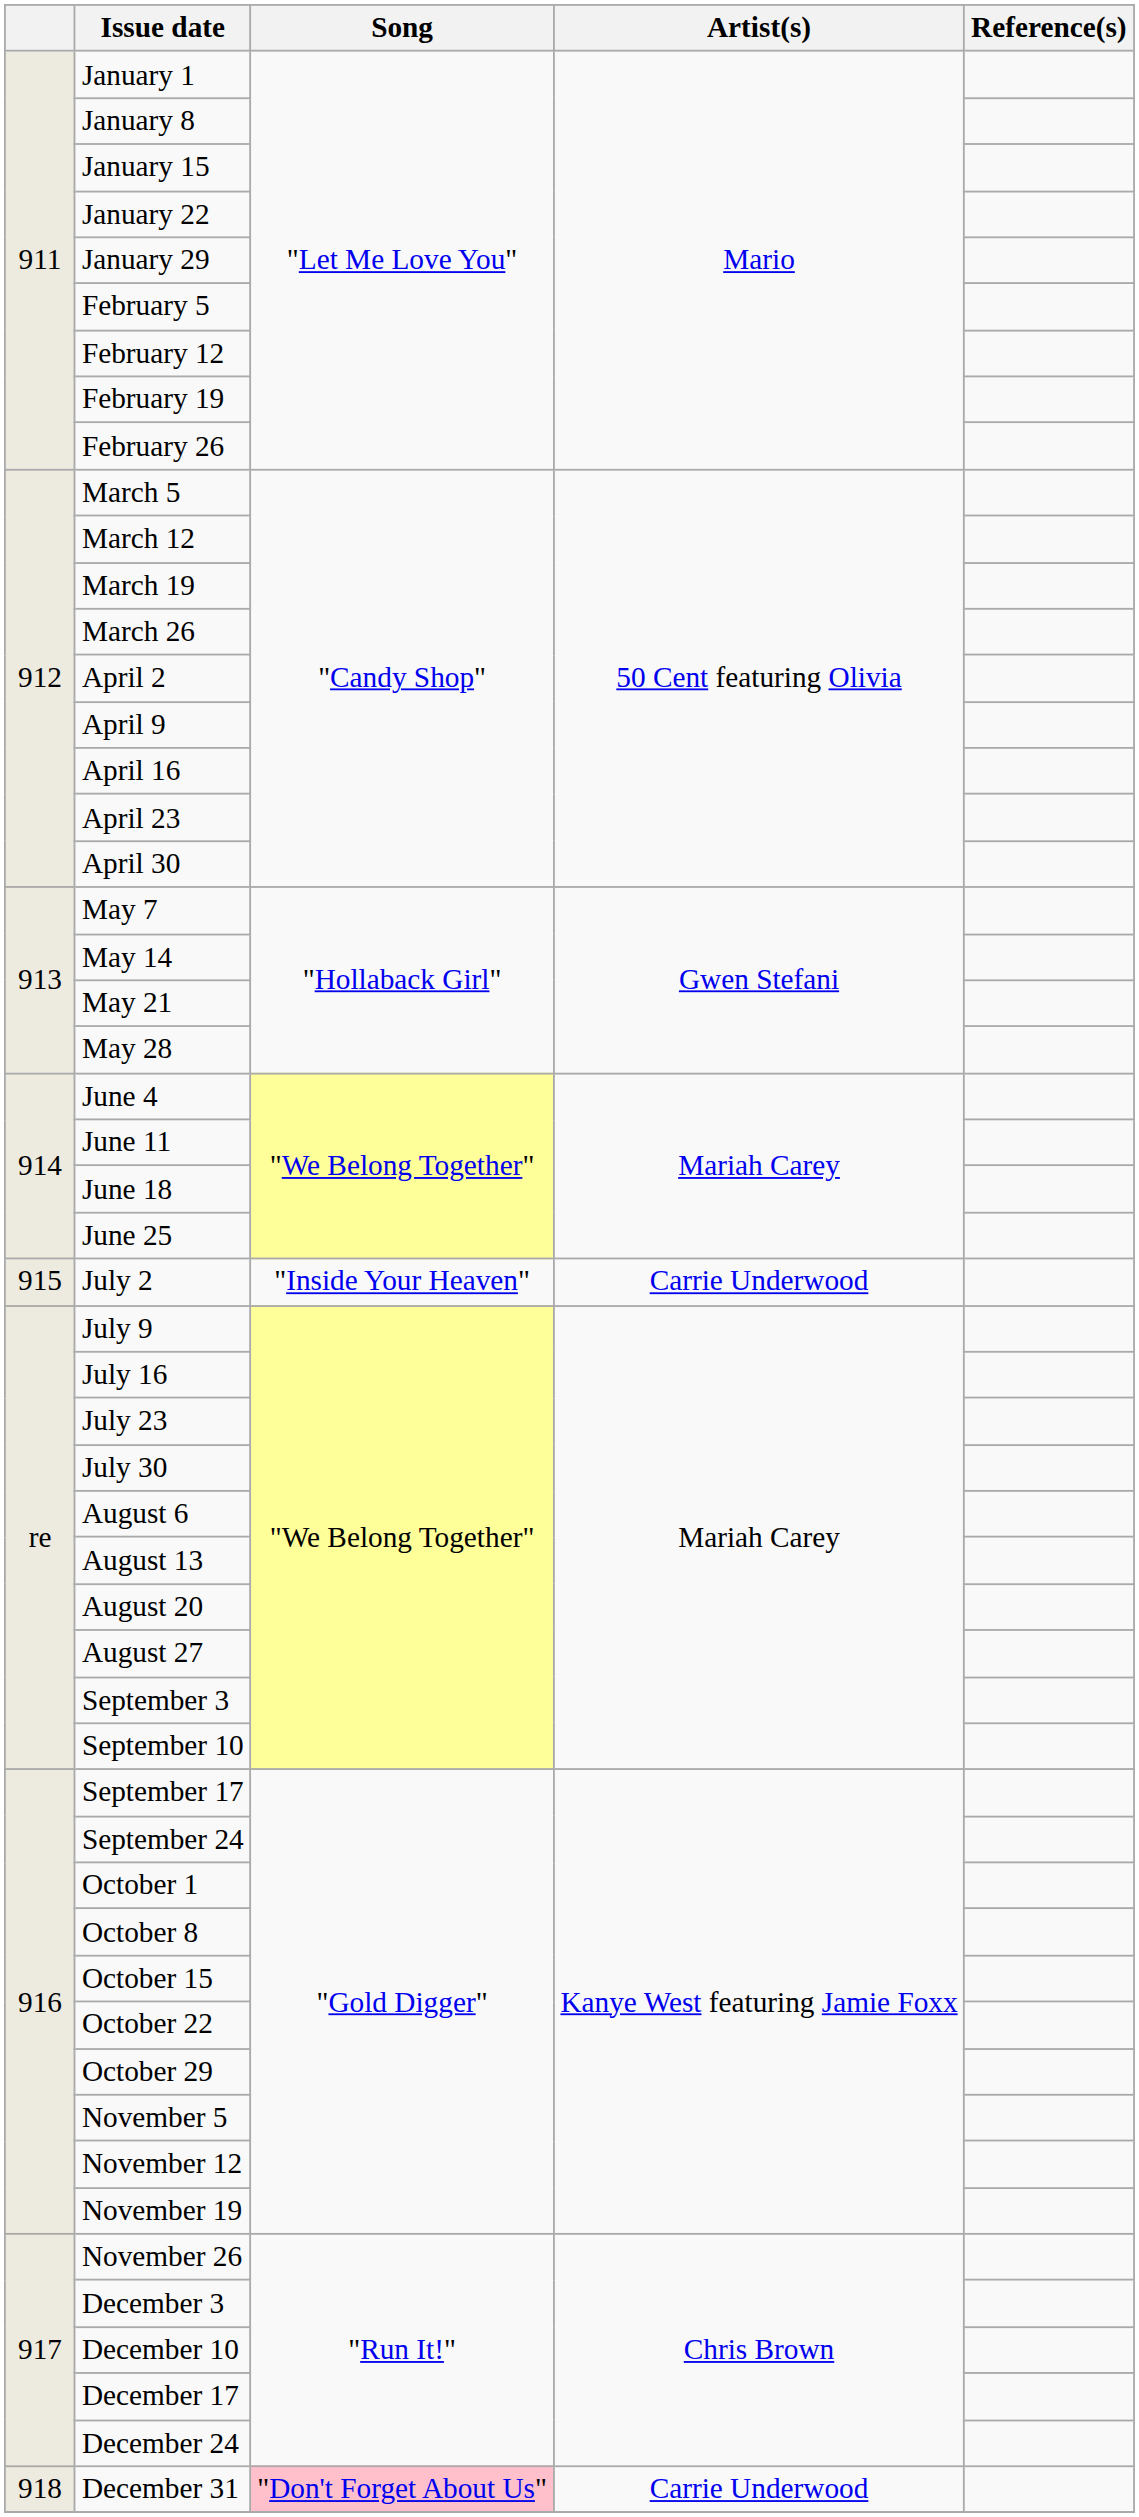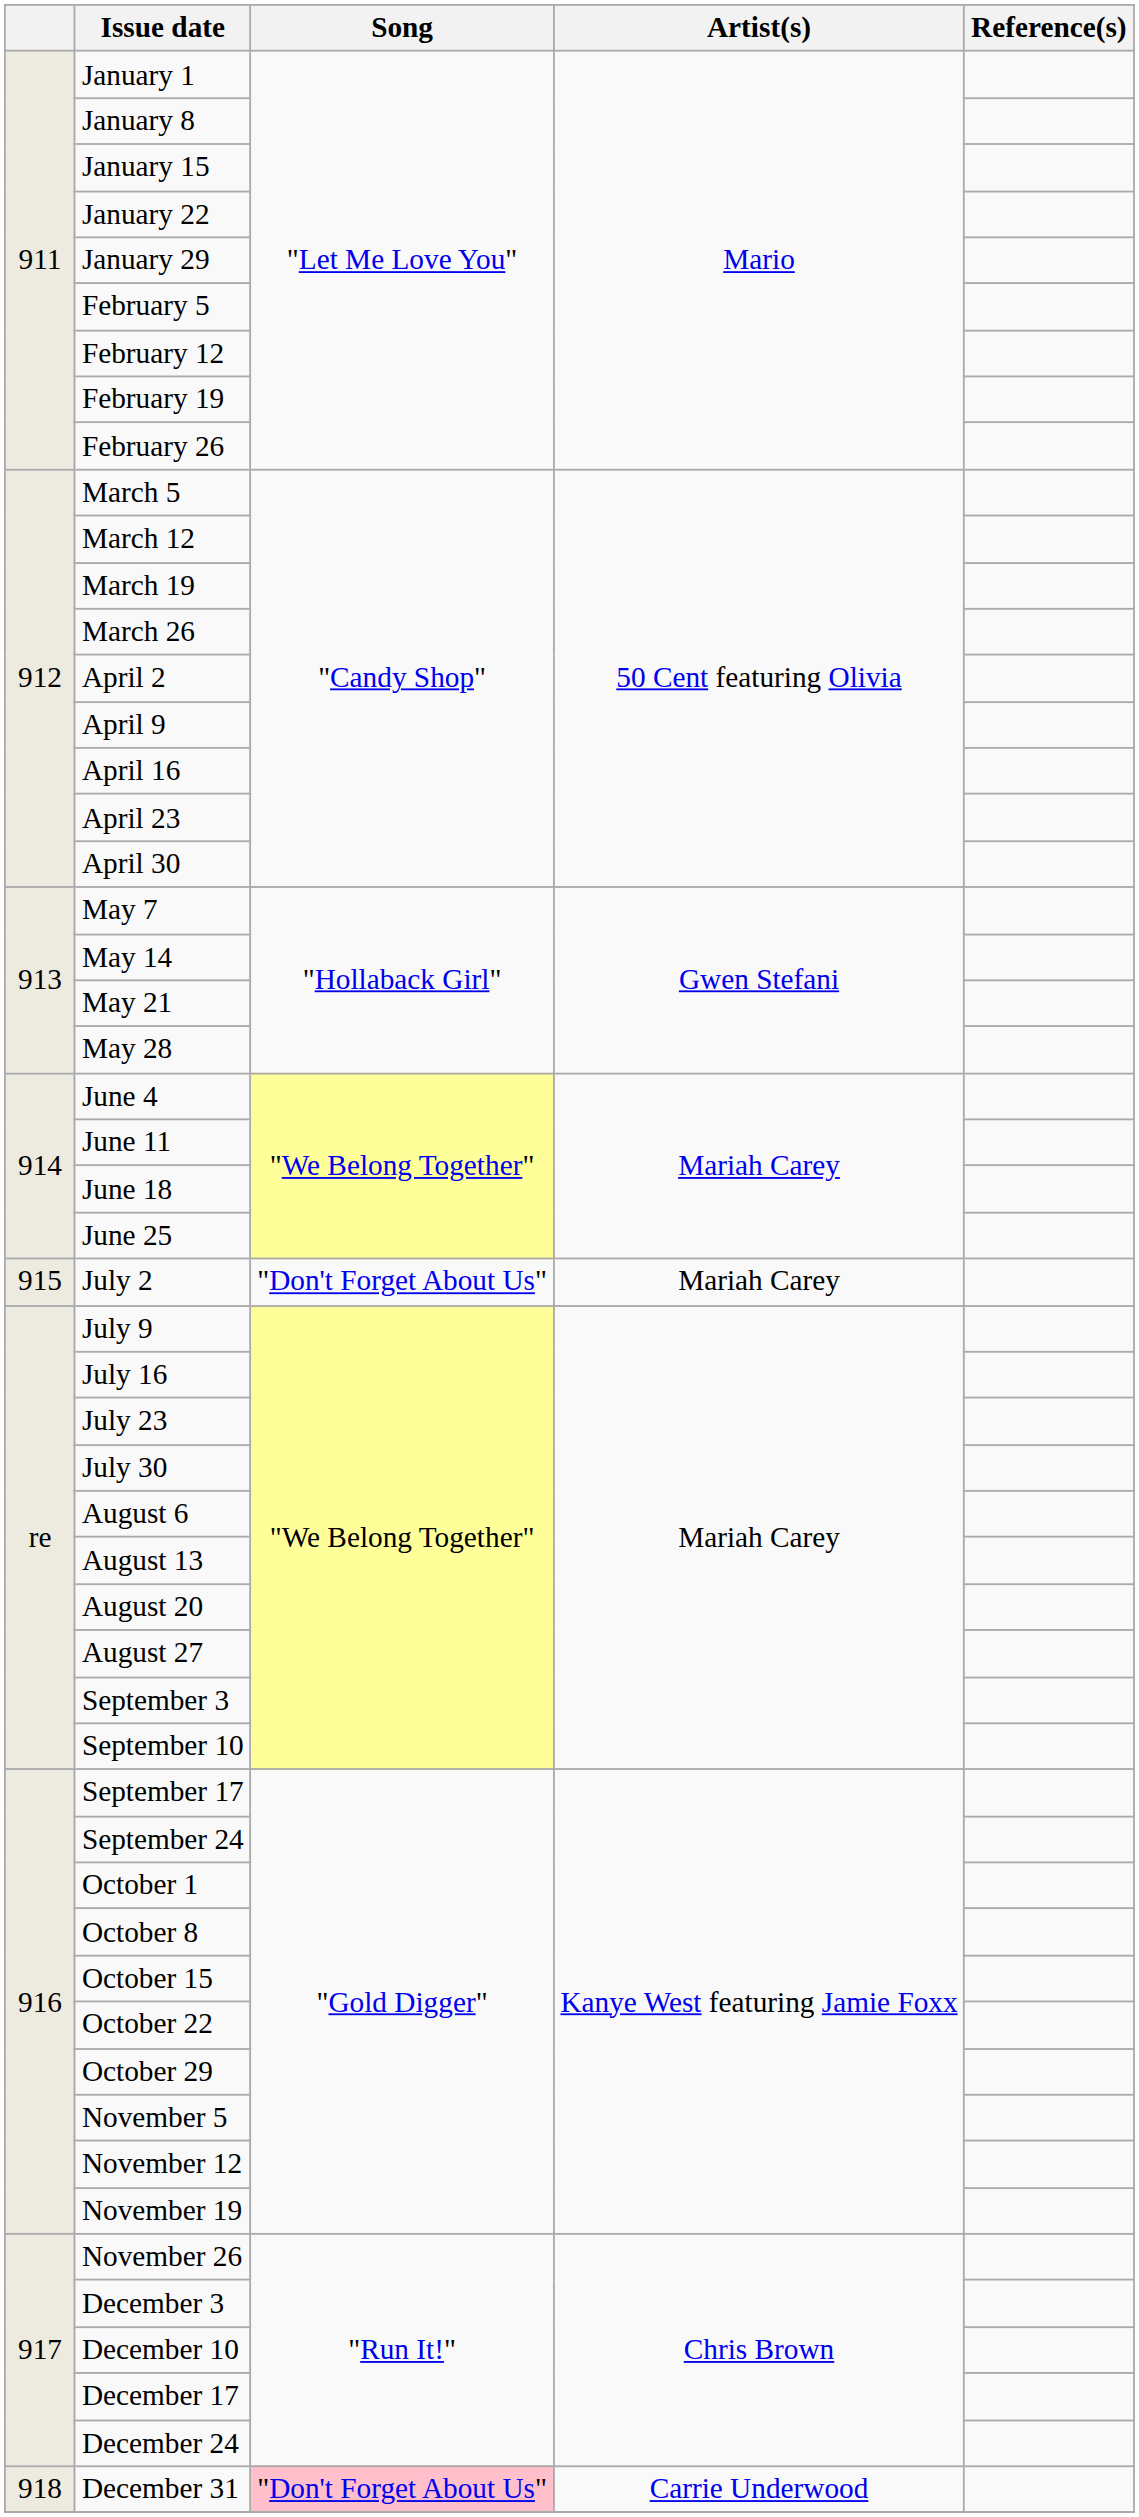(402, 1281) "Inside Your Heaven" -> (402, 1281) "Don't Forget About Us"
(759, 1281) Carrie Underwood -> (759, 1281) Mariah Carey
